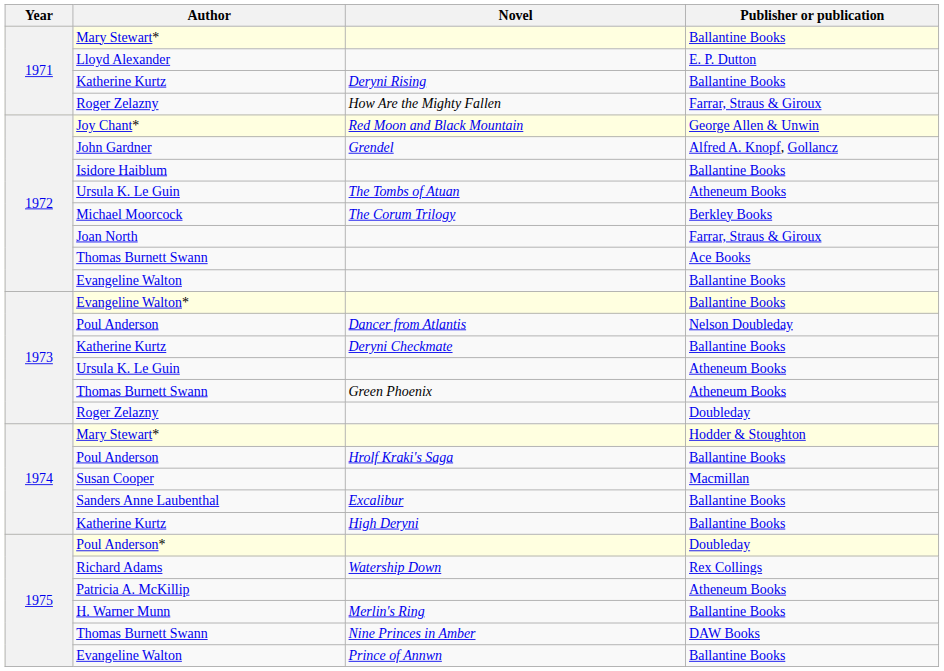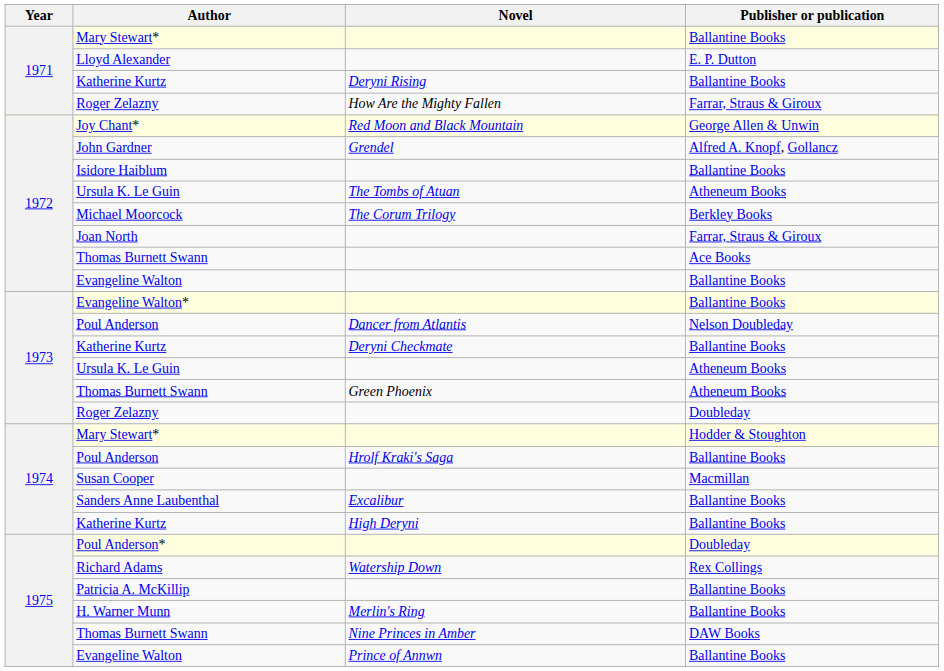(738, 589) Atheneum Books -> (737, 589) Ballantine Books
